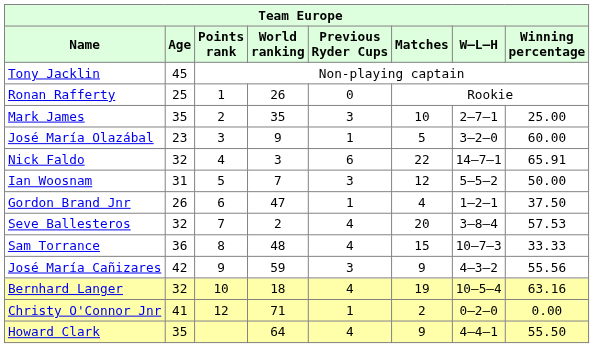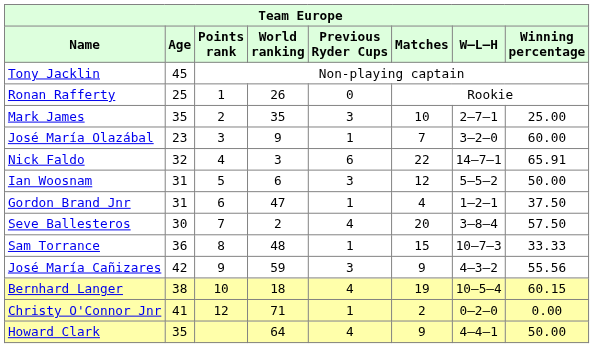(422, 138) 5 -> (422, 138) 7
(278, 181) 7 -> (278, 181) 6
(180, 202) 26 -> (180, 202) 31
(180, 224) 32 -> (180, 224) 30
(547, 224) 57.53 -> (547, 224) 57.50
(350, 246) 4 -> (350, 246) 1
(180, 289) 32 -> (180, 289) 38
(547, 289) 63.16 -> (547, 289) 60.15
(547, 332) 55.50 -> (547, 332) 50.00
